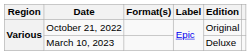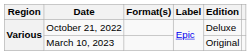(223, 27) Original -> (221, 27) Deluxe
(221, 43) Deluxe -> (223, 43) Original
